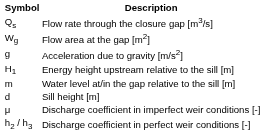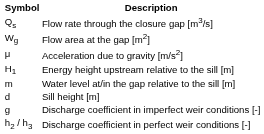(7, 54) g -> (8, 54) μ
(8, 110) μ -> (7, 110) g
